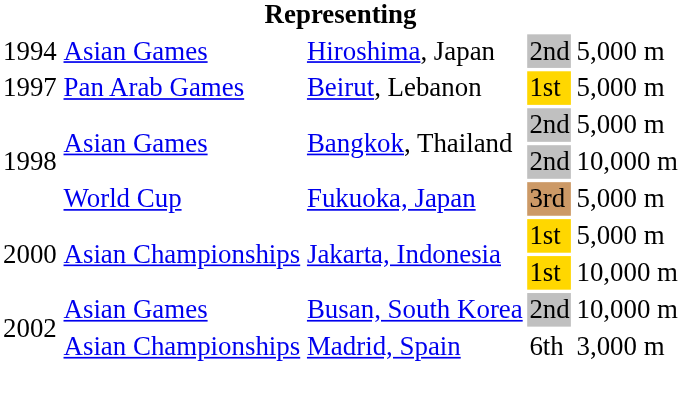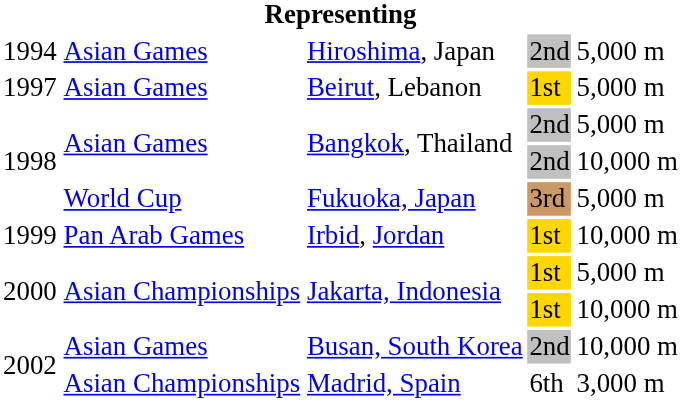(154, 87) Pan Arab Games -> (136, 87) Asian Games
+ row: (30, 235)
